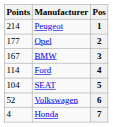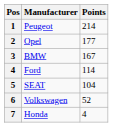columns swapped: (99, 12) <-> (18, 12)
